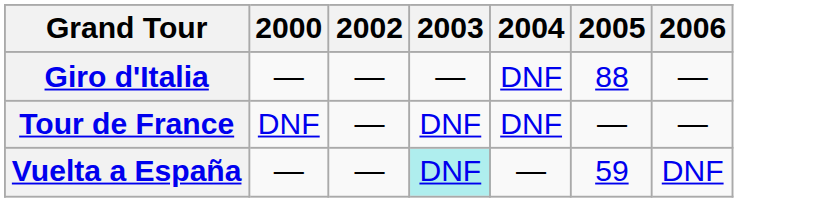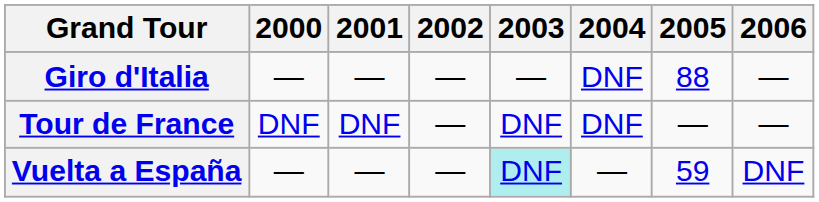+ column: (370, 28)
